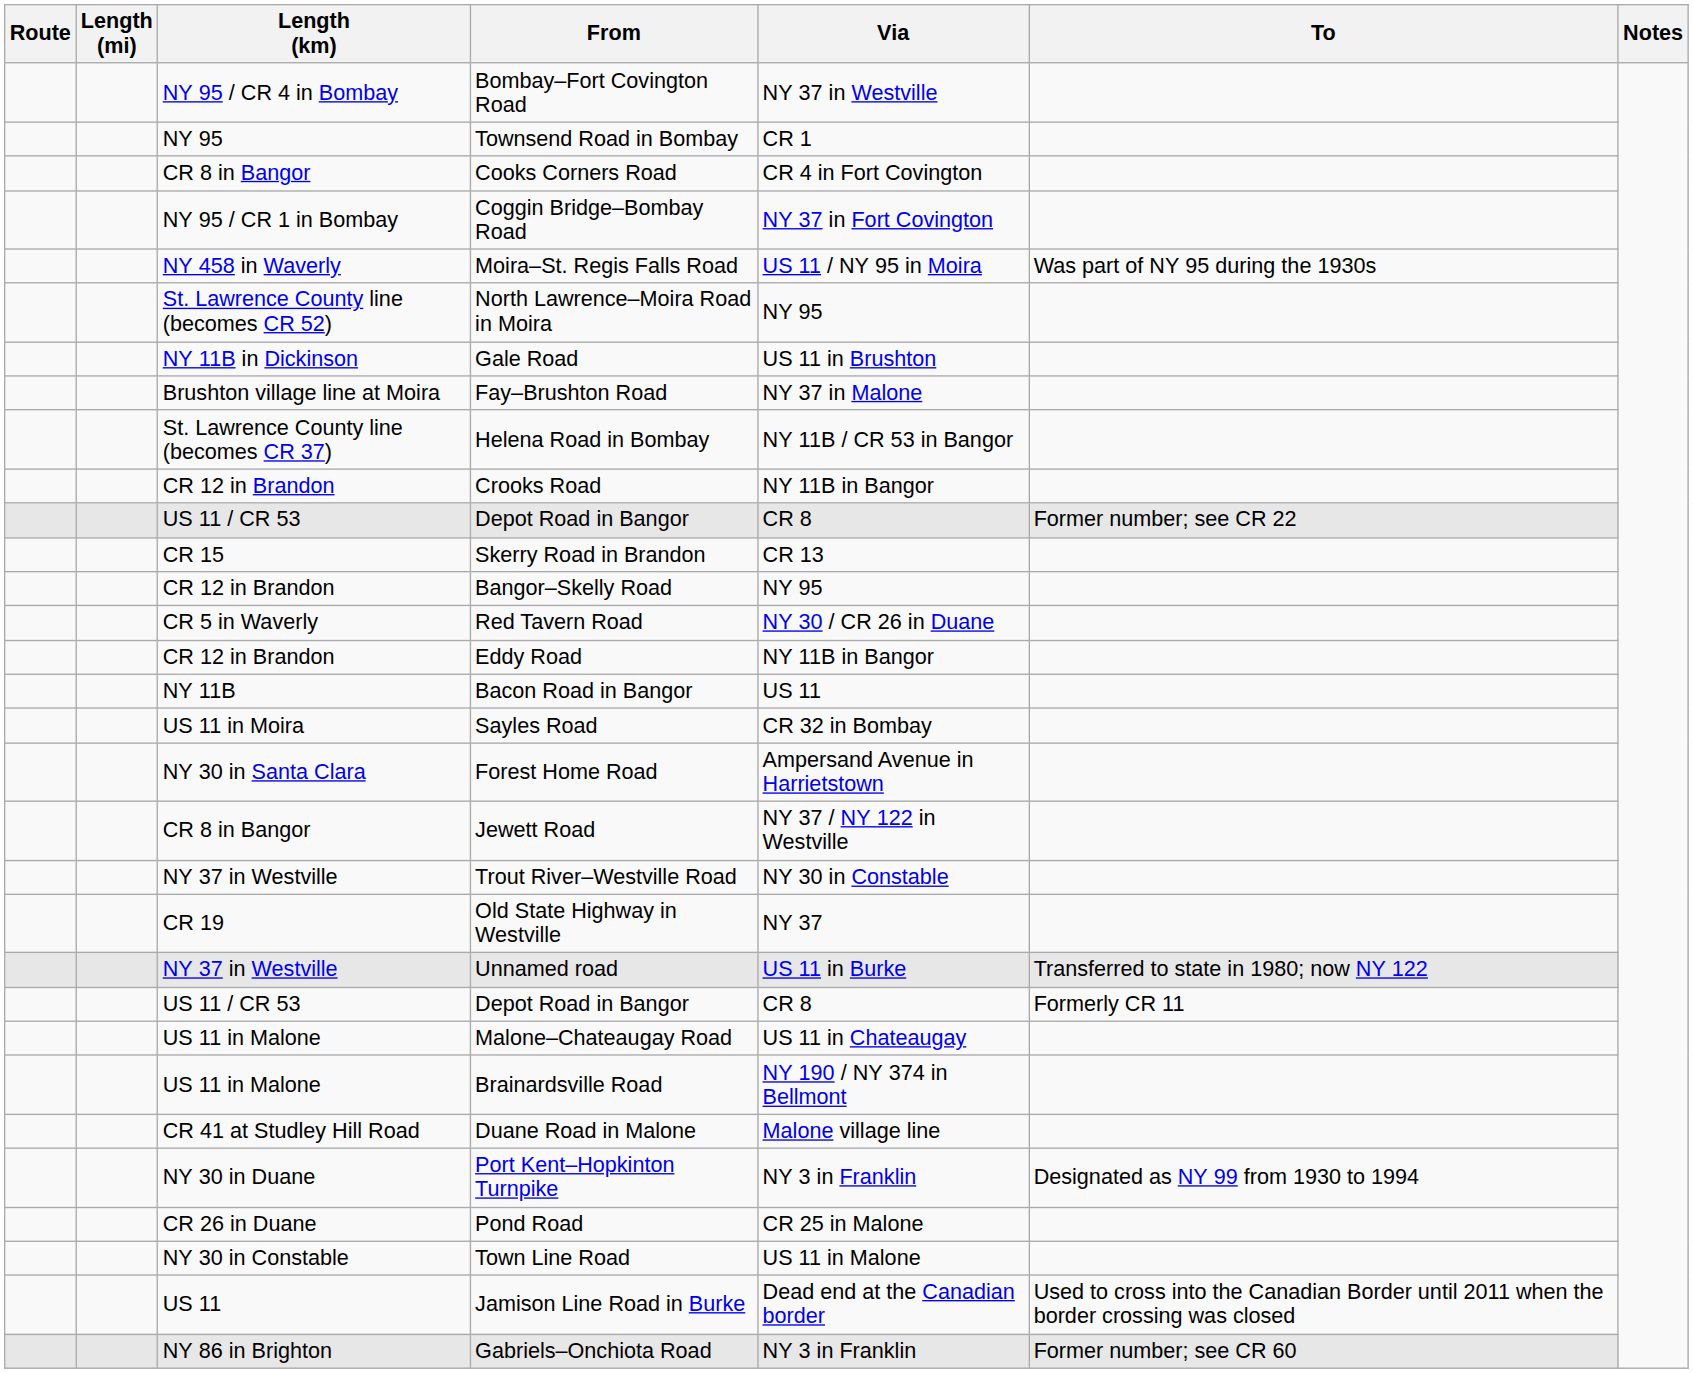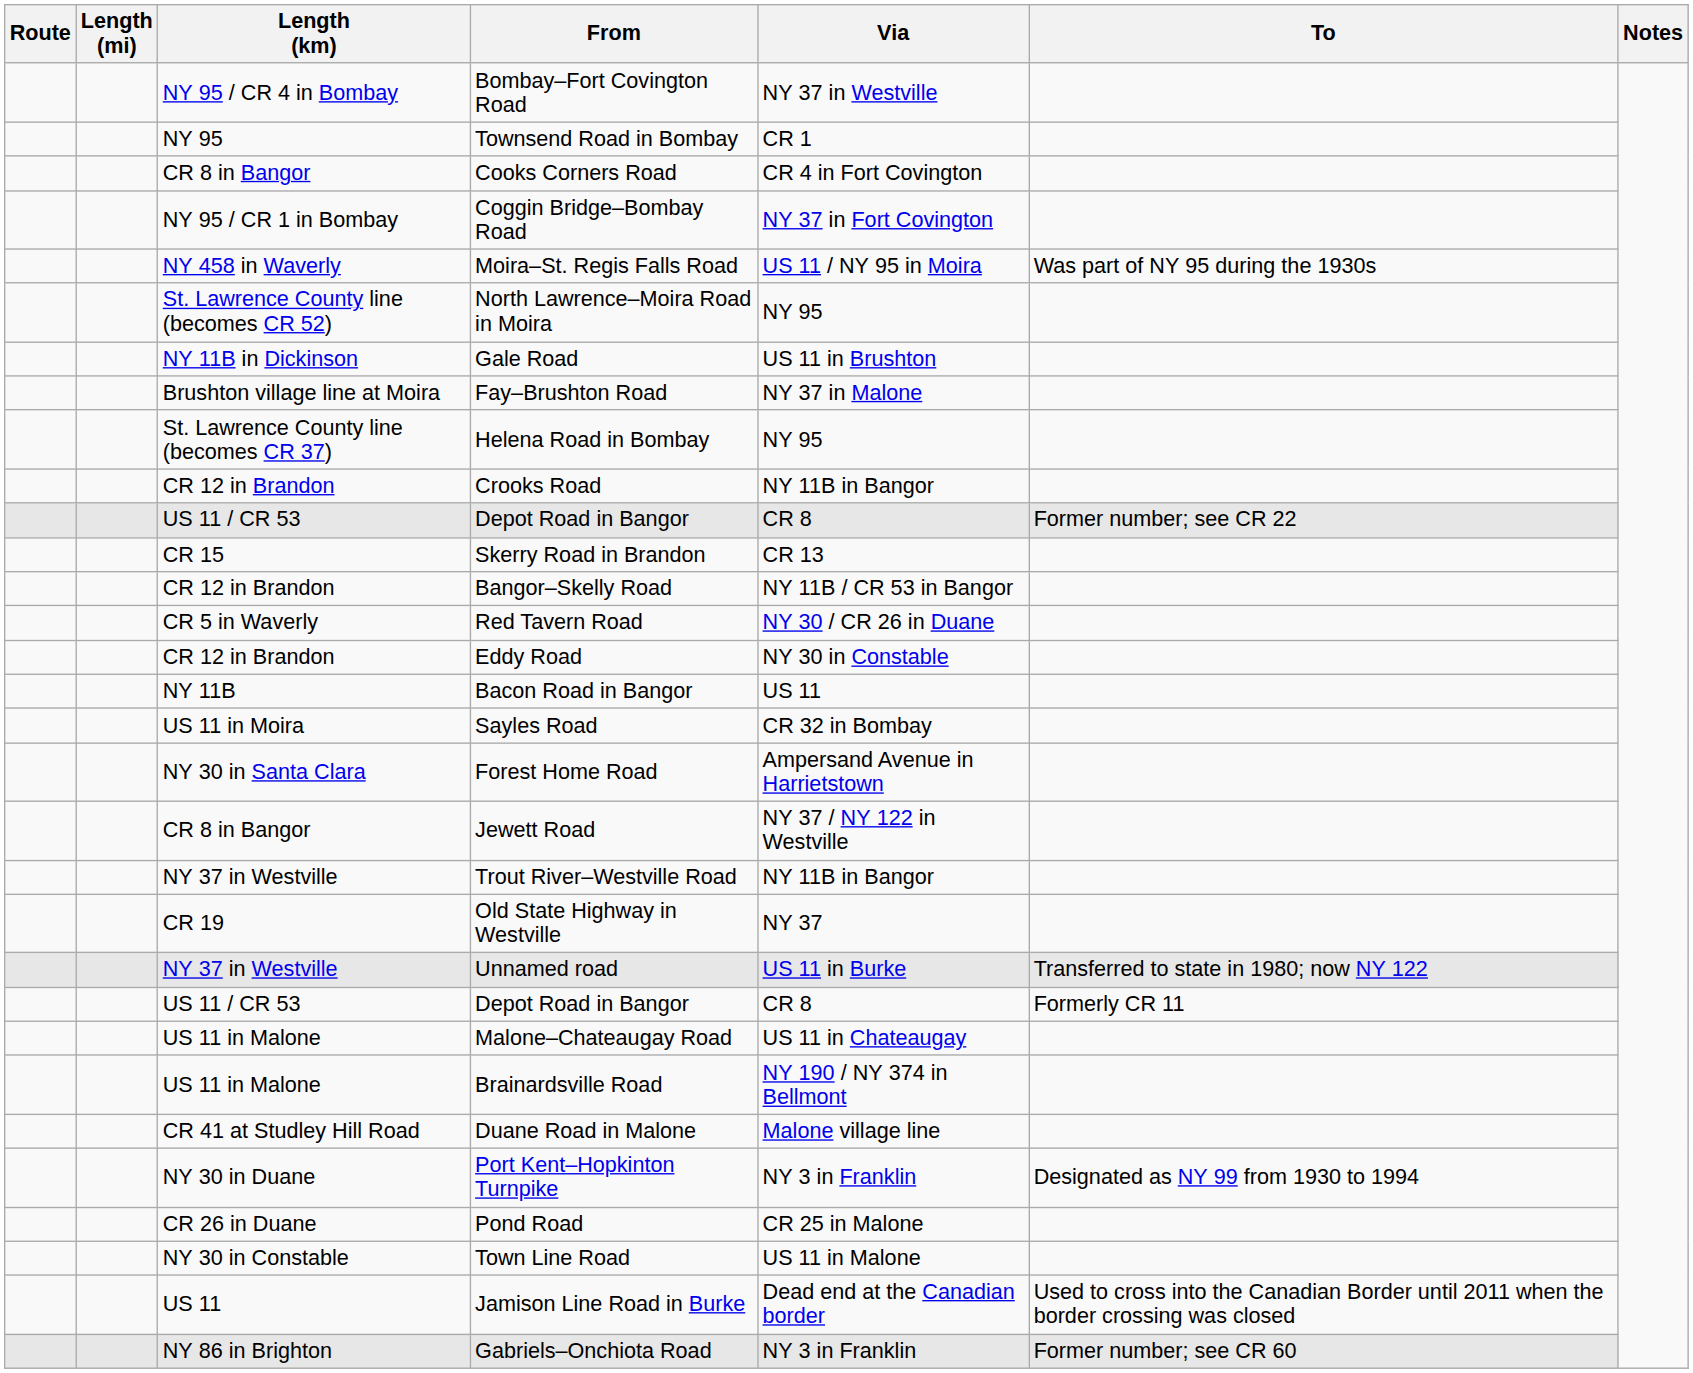(888, 439) NY 11B / CR 53 in Bangor -> (793, 439) NY 95
(793, 588) NY 95 -> (888, 588) NY 11B / CR 53 in Bangor
(848, 656) NY 11B in Bangor -> (856, 656) NY 30 in Constable
(856, 876) NY 30 in Constable -> (848, 876) NY 11B in Bangor
